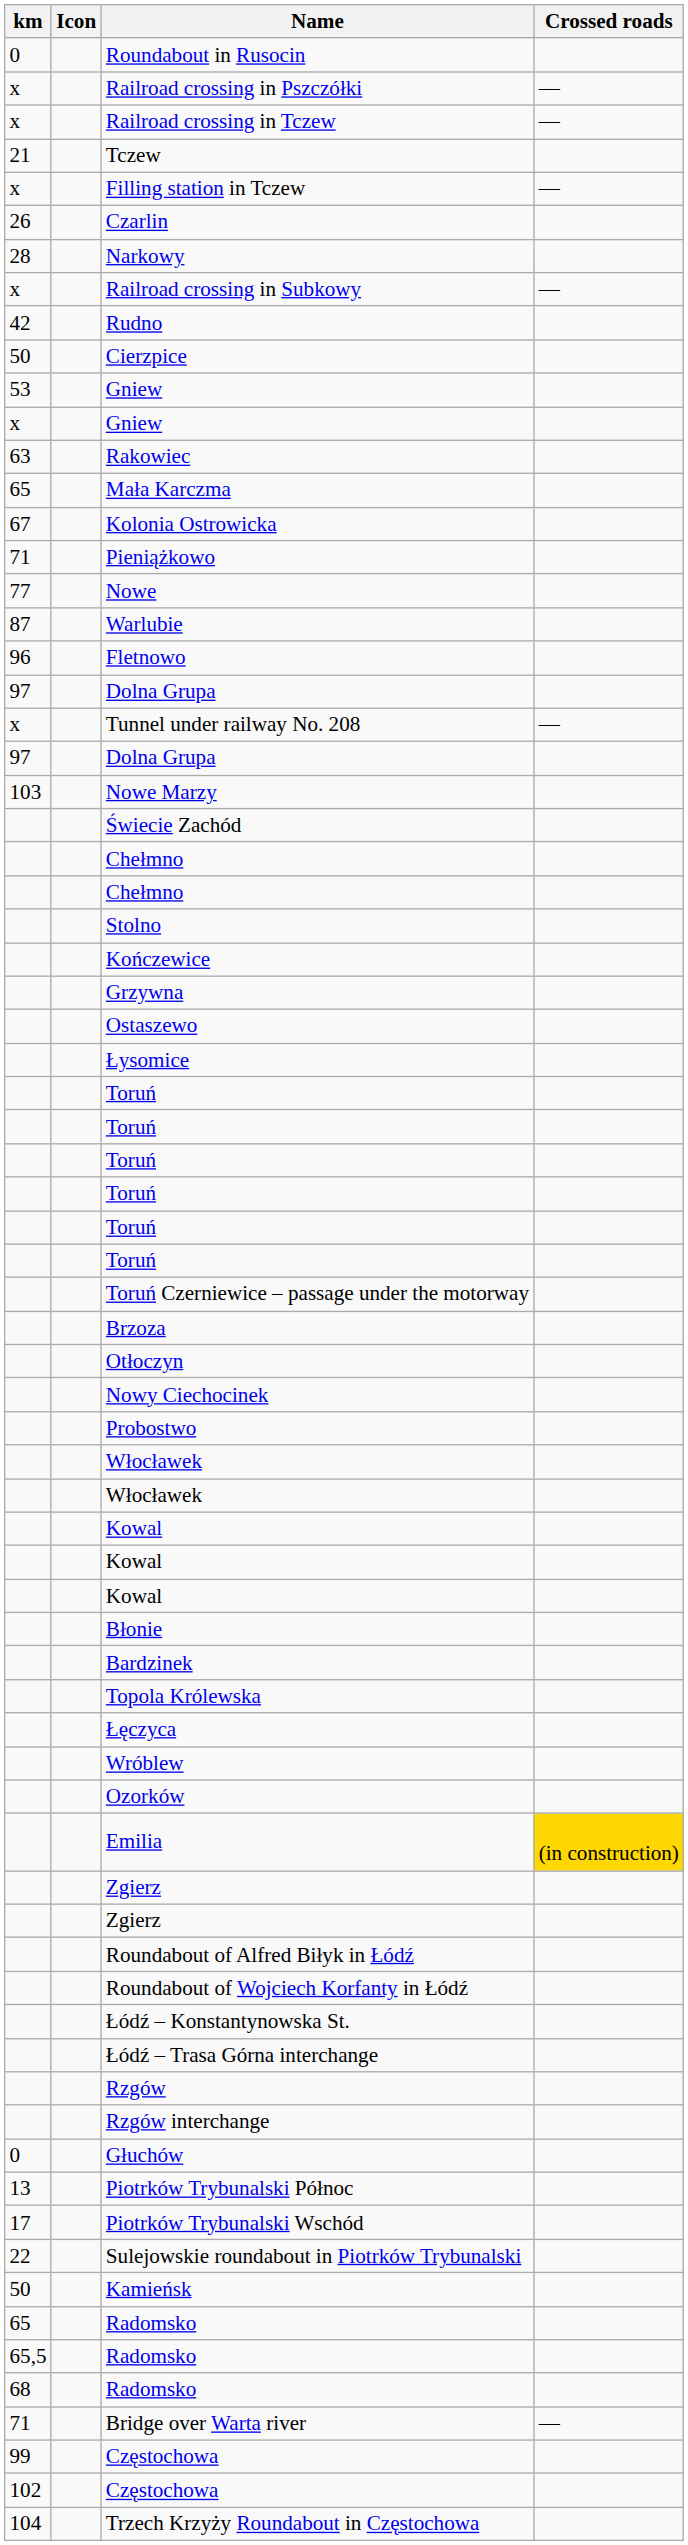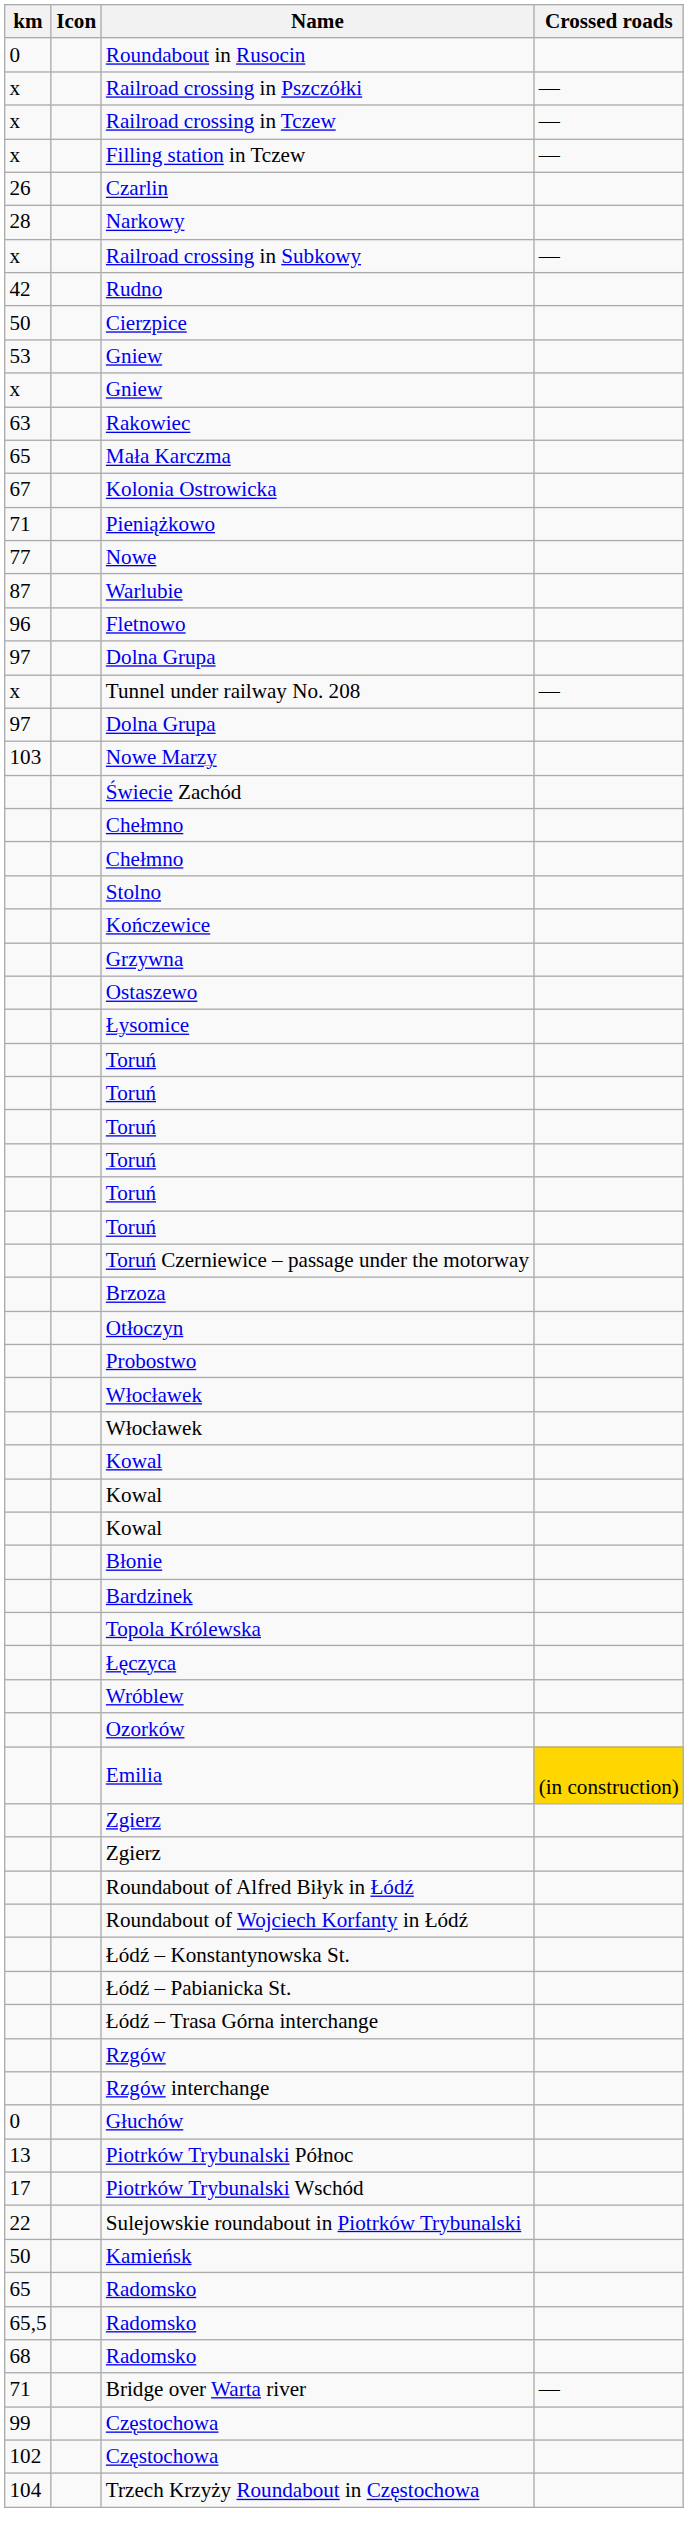- row: (20, 155)
- row: (28, 1395)
+ row: (28, 1988)
